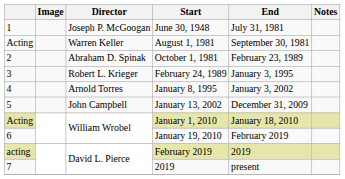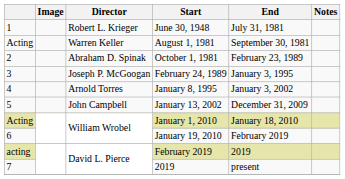(109, 27) Joseph P. McGoogan -> (103, 27) Robert L. Krieger
(103, 74) Robert L. Krieger -> (109, 74) Joseph P. McGoogan
